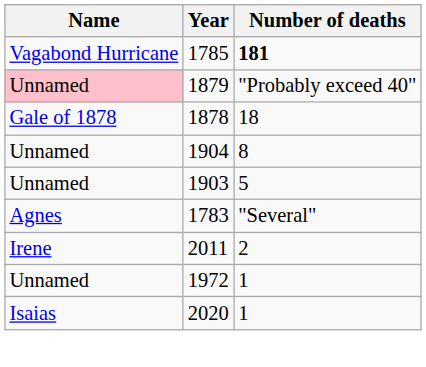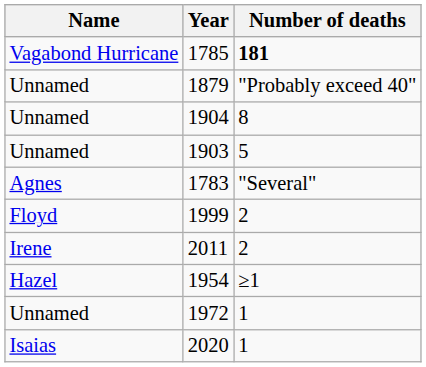(49, 85) pink background -> (49, 85) no background
- row: (208, 118)
+ row: (208, 215)
+ row: (208, 280)
